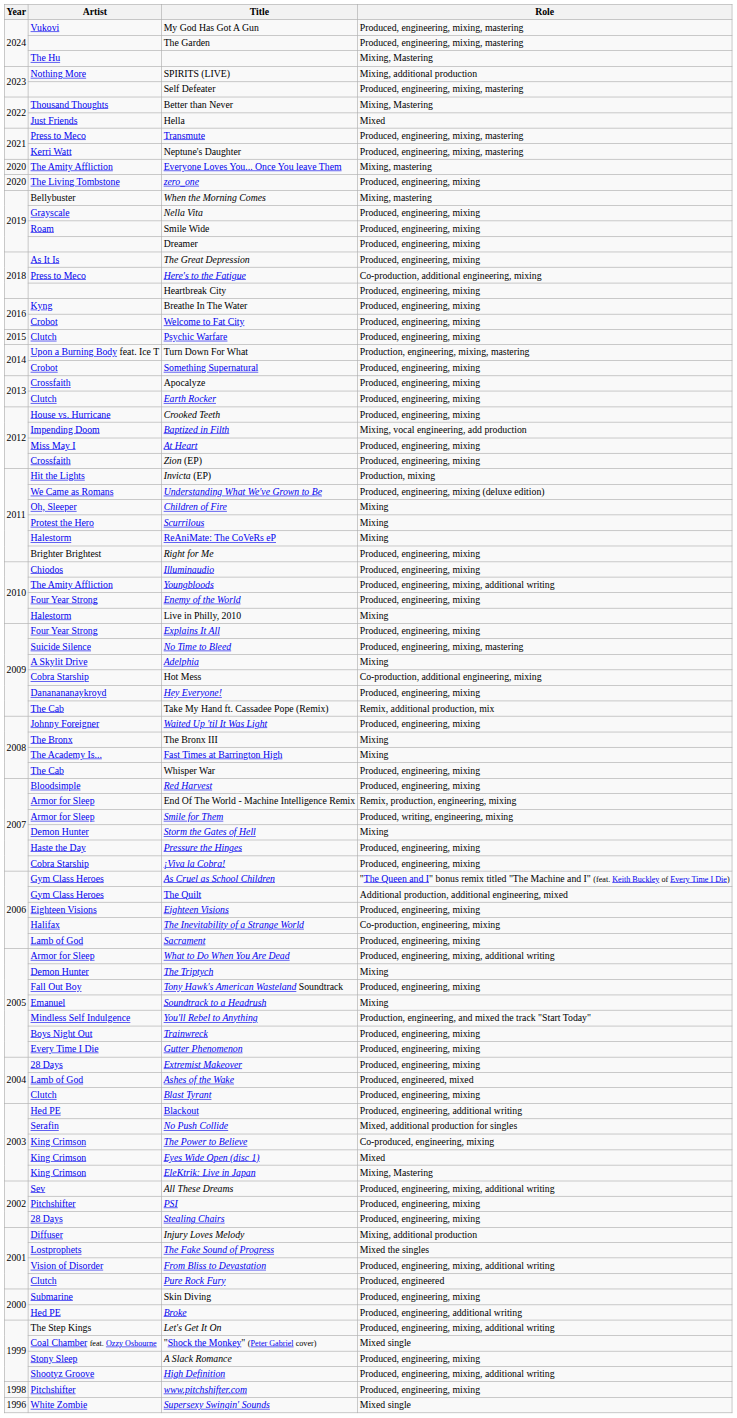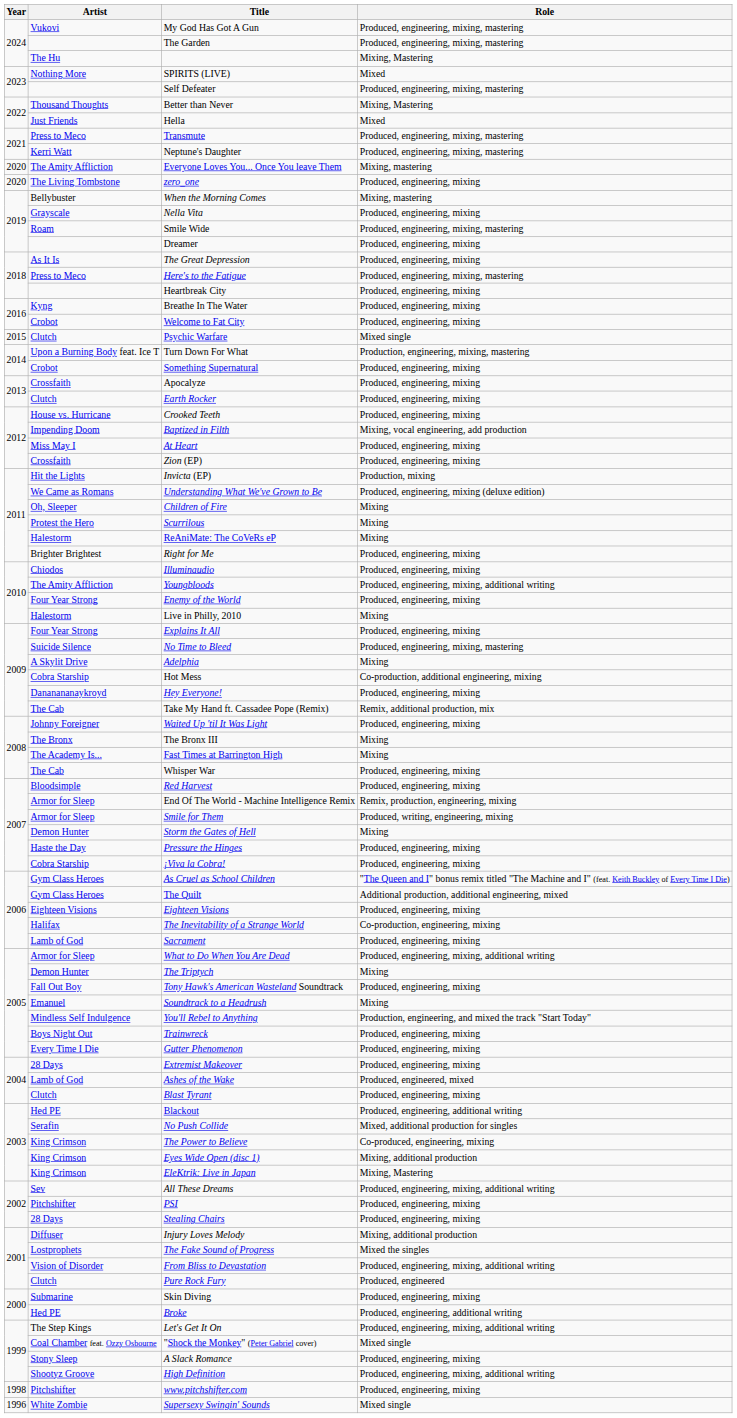(418, 74) Mixing, additional production -> (372, 74) Mixed
(420, 228) Produced, engineering, mixing -> (442, 228) Produced, engineering, mixing, mastering
(451, 275) Co-production, additional engineering, mixing -> (442, 275) Produced, engineering, mixing, mastering
(420, 337) Produced, engineering, mixing -> (385, 337) Mixed single
(372, 1157) Mixed -> (418, 1157) Mixing, additional production
